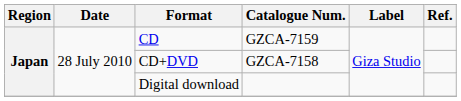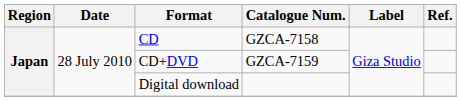(282, 38) GZCA-7159 -> (282, 38) GZCA-7158
(282, 61) GZCA-7158 -> (282, 61) GZCA-7159
